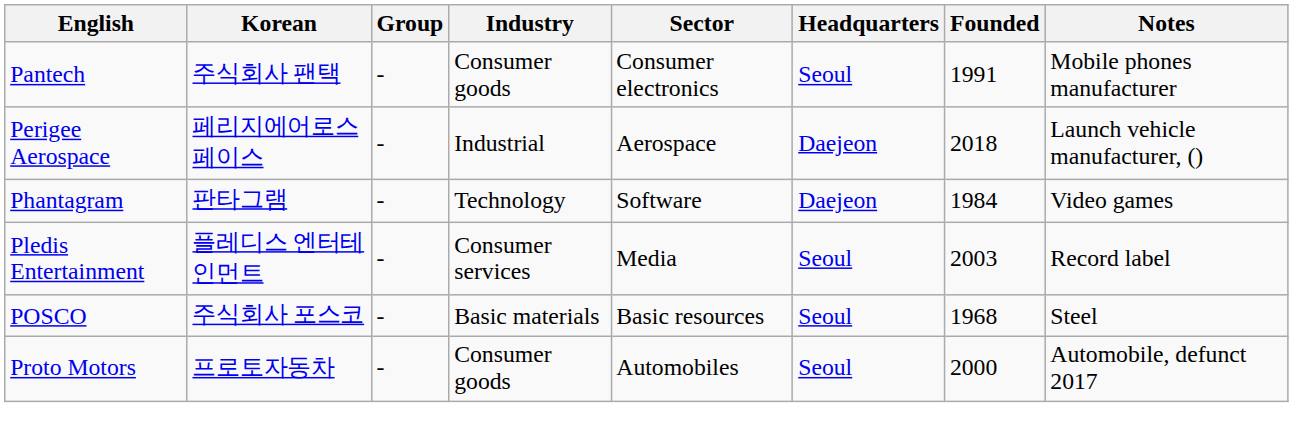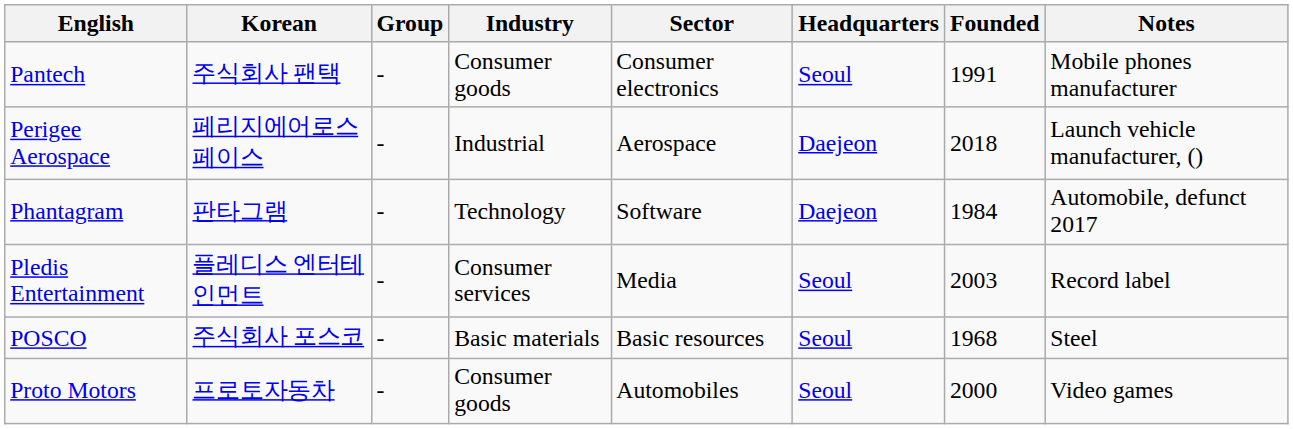(1112, 200) Video games -> (1148, 211) Automobile, defunct 2017
(1148, 368) Automobile, defunct 2017 -> (1112, 390) Video games
